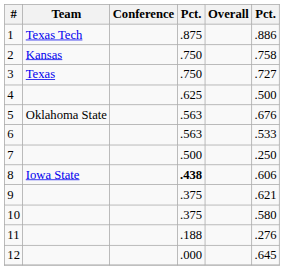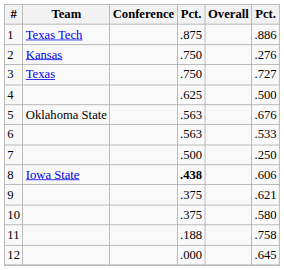(266, 54) .758 -> (266, 54) .276
(266, 235) .276 -> (266, 235) .758
